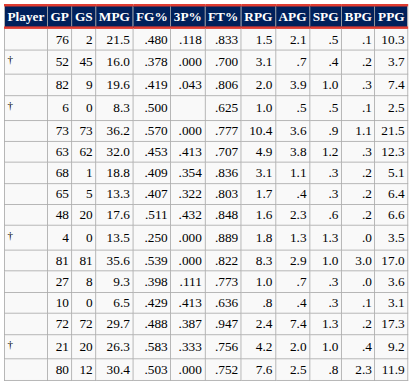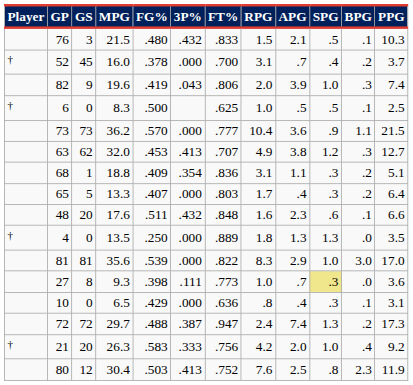(89, 39) 2 -> (89, 39) 3
(190, 39) .118 -> (190, 39) .432
(393, 151) 12.3 -> (393, 151) 12.7
(190, 194) .322 -> (190, 194) .000
(367, 215) .2 -> (367, 215) .1
(334, 281) no background -> (334, 281) khaki background
(190, 302) .413 -> (190, 302) .000
(190, 369) .000 -> (190, 369) .413
